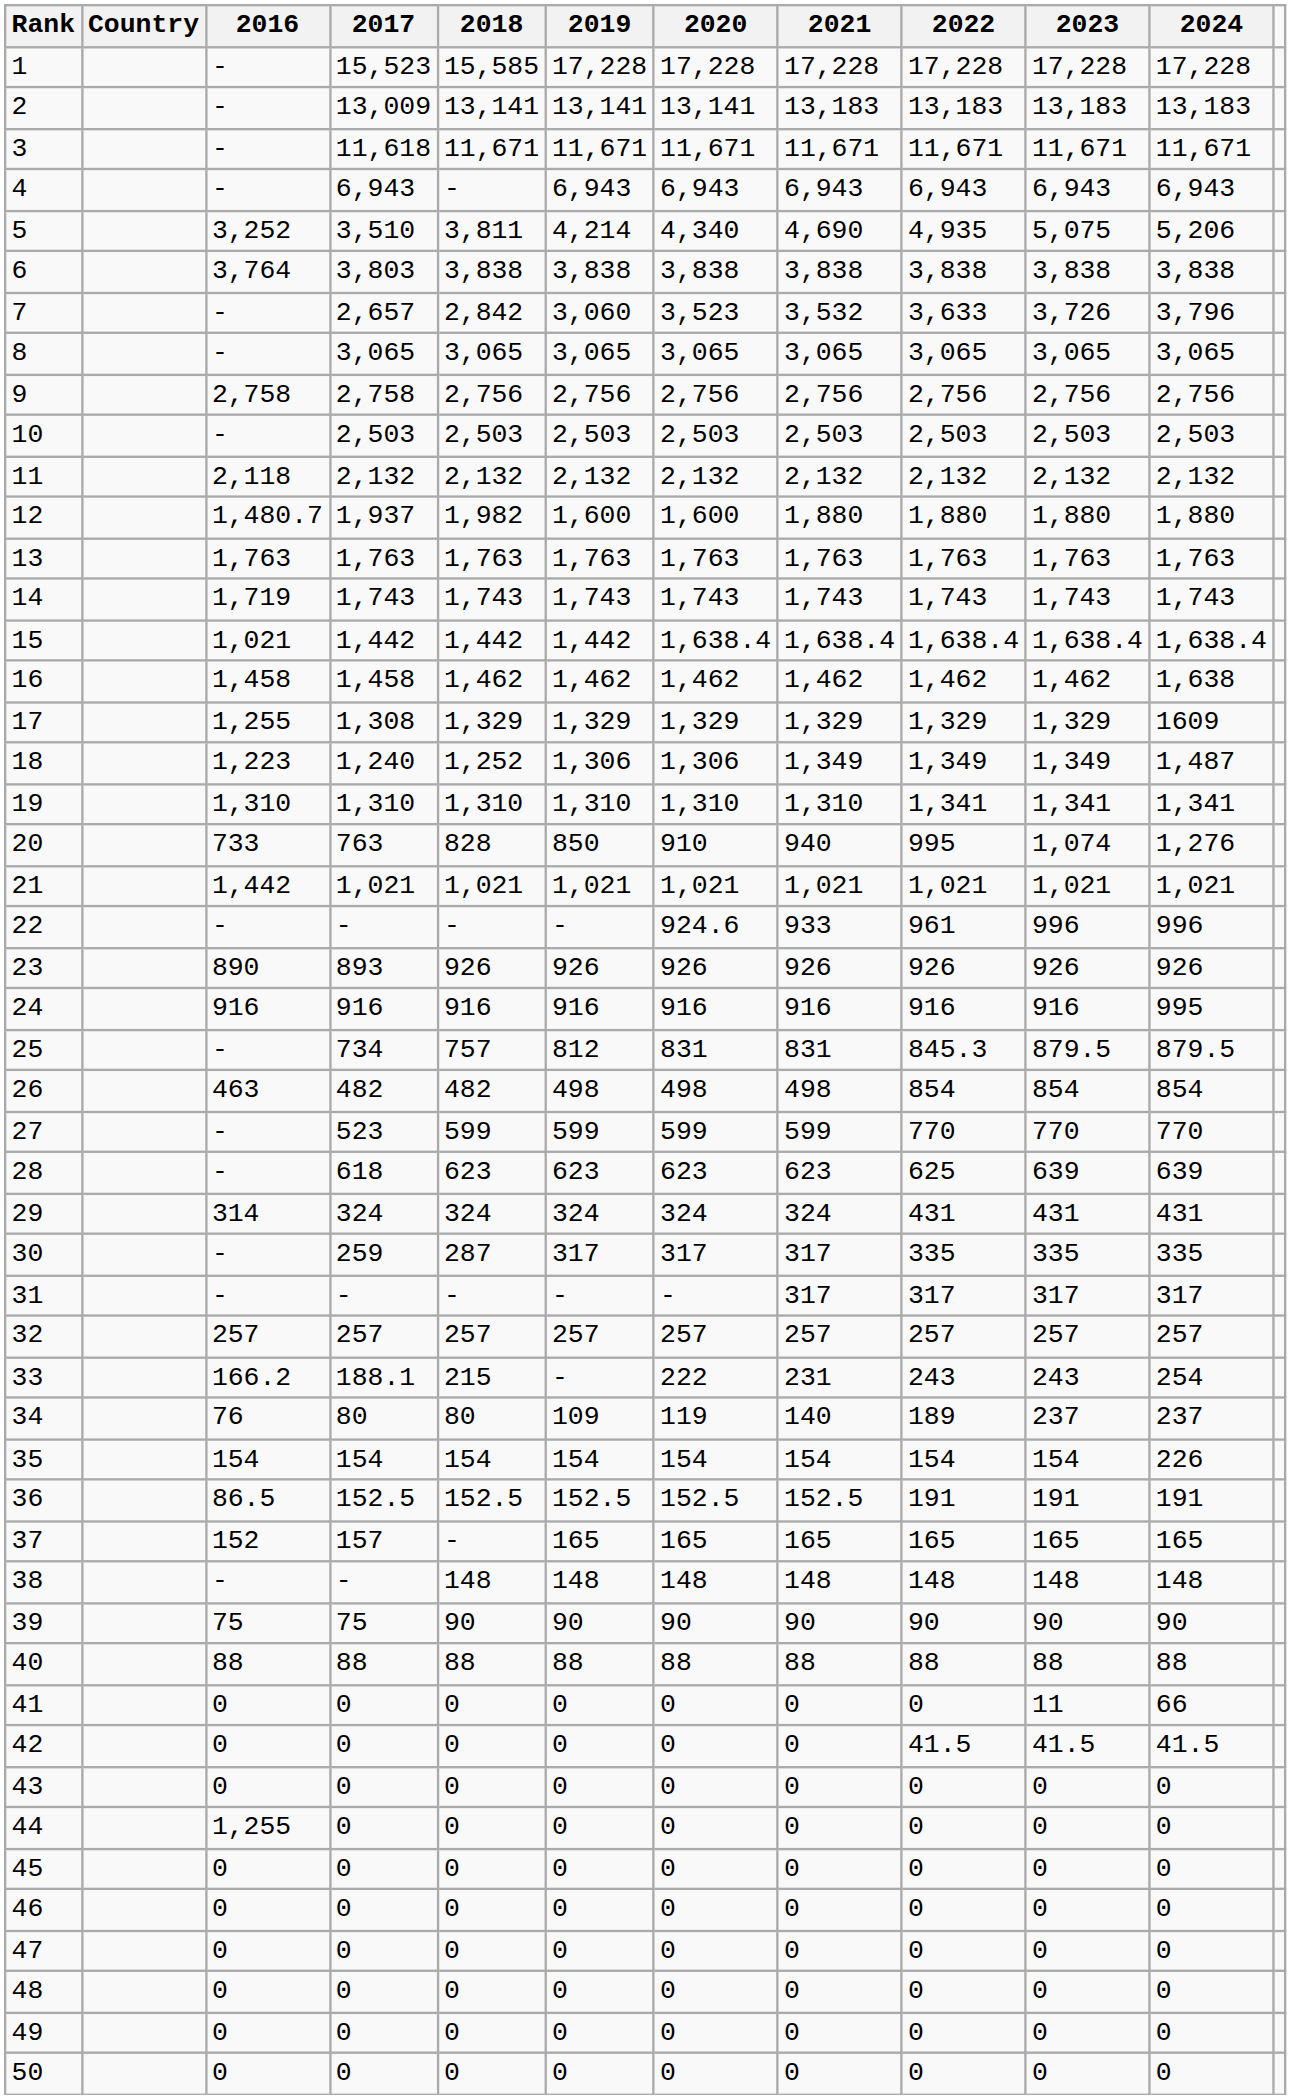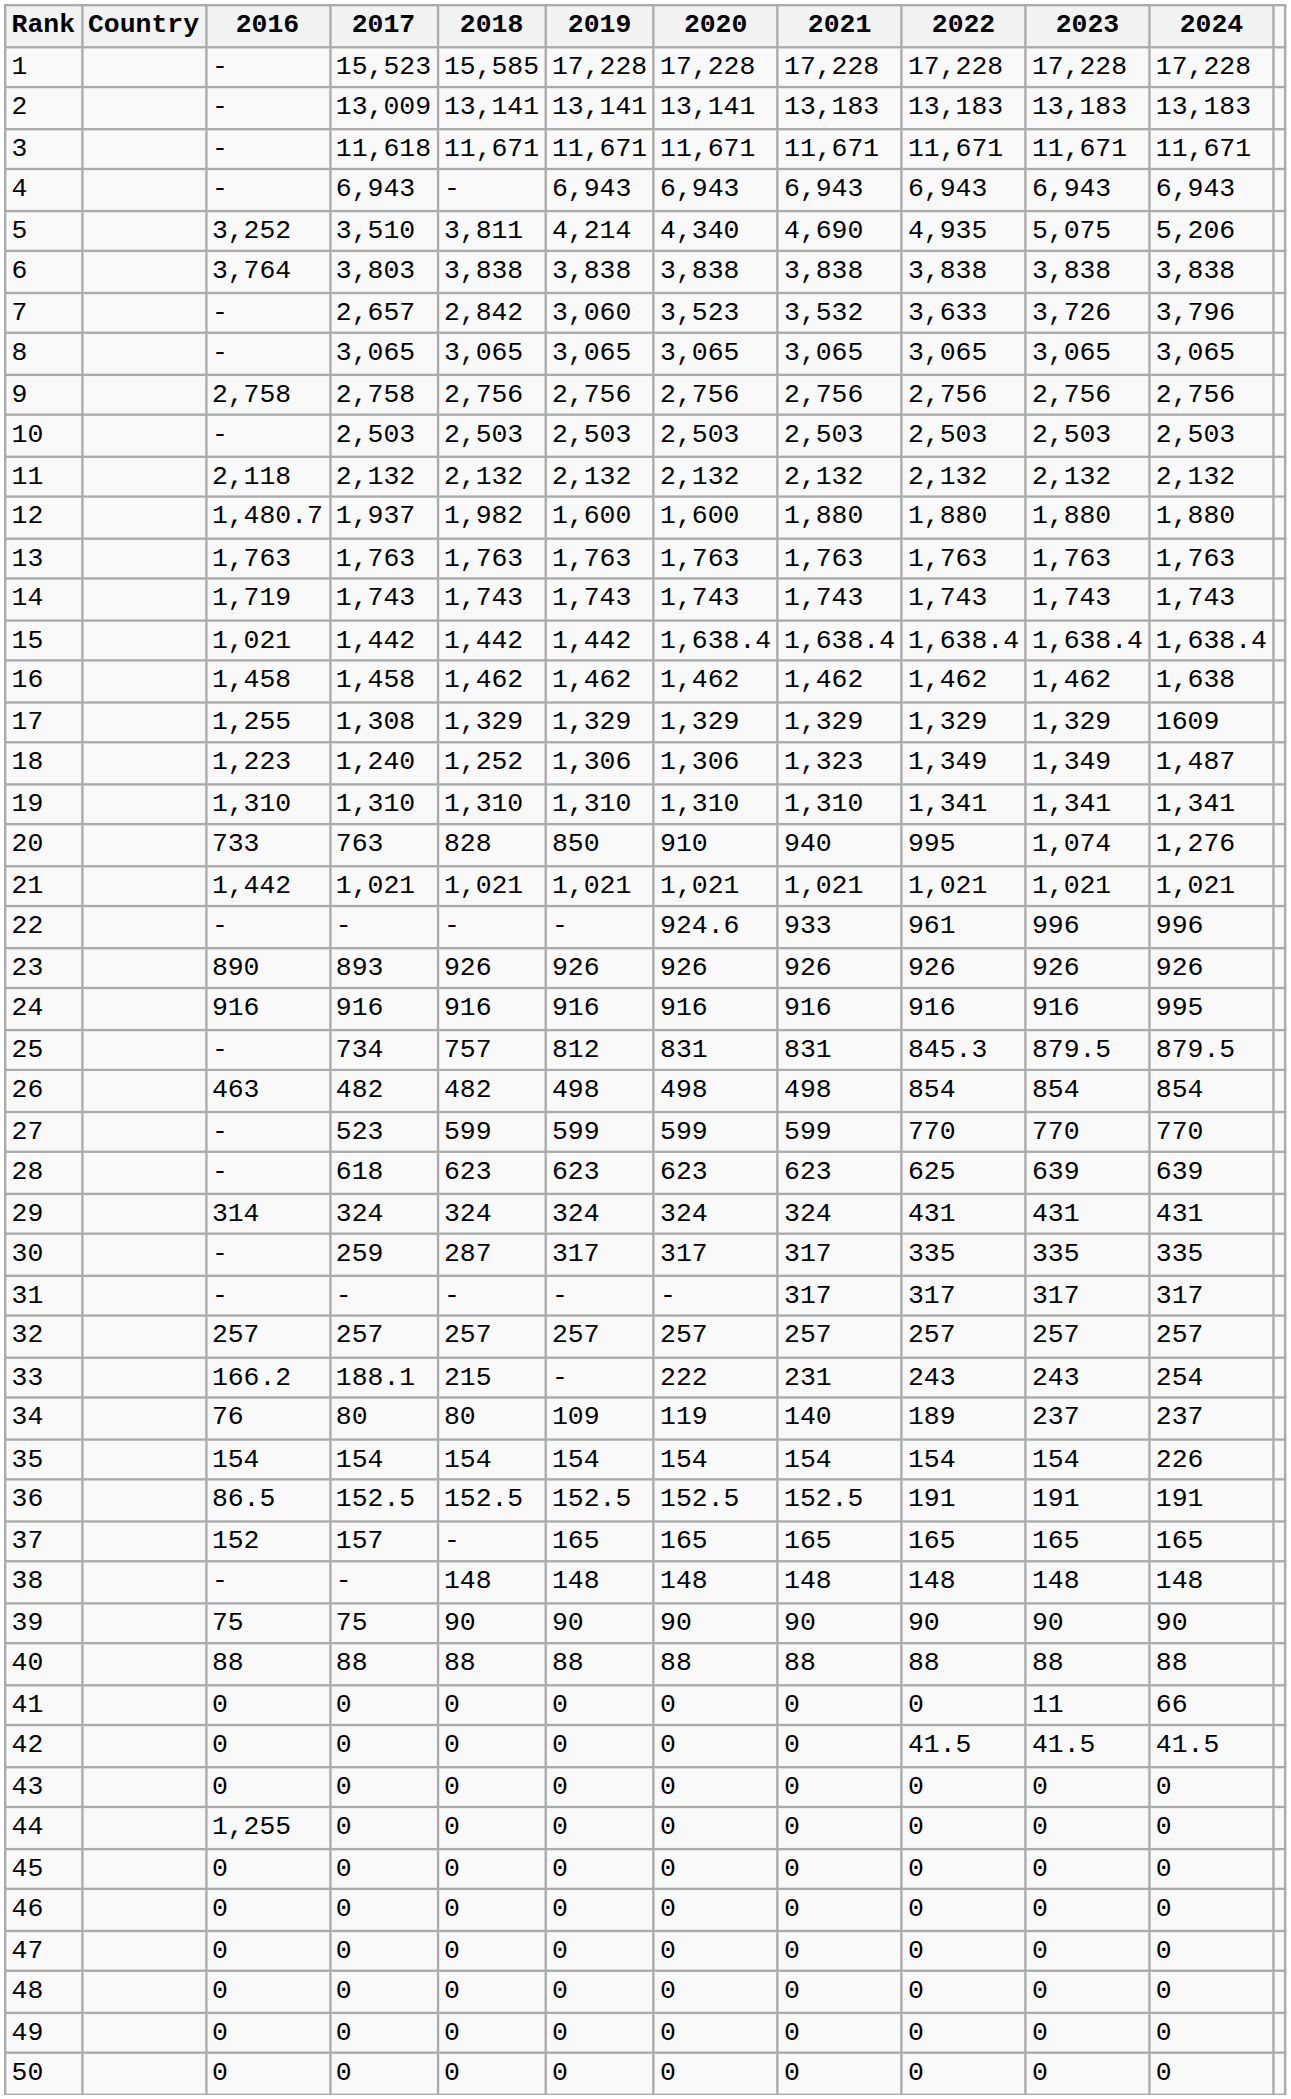(824, 763) 1,349 -> (824, 763) 1,323
